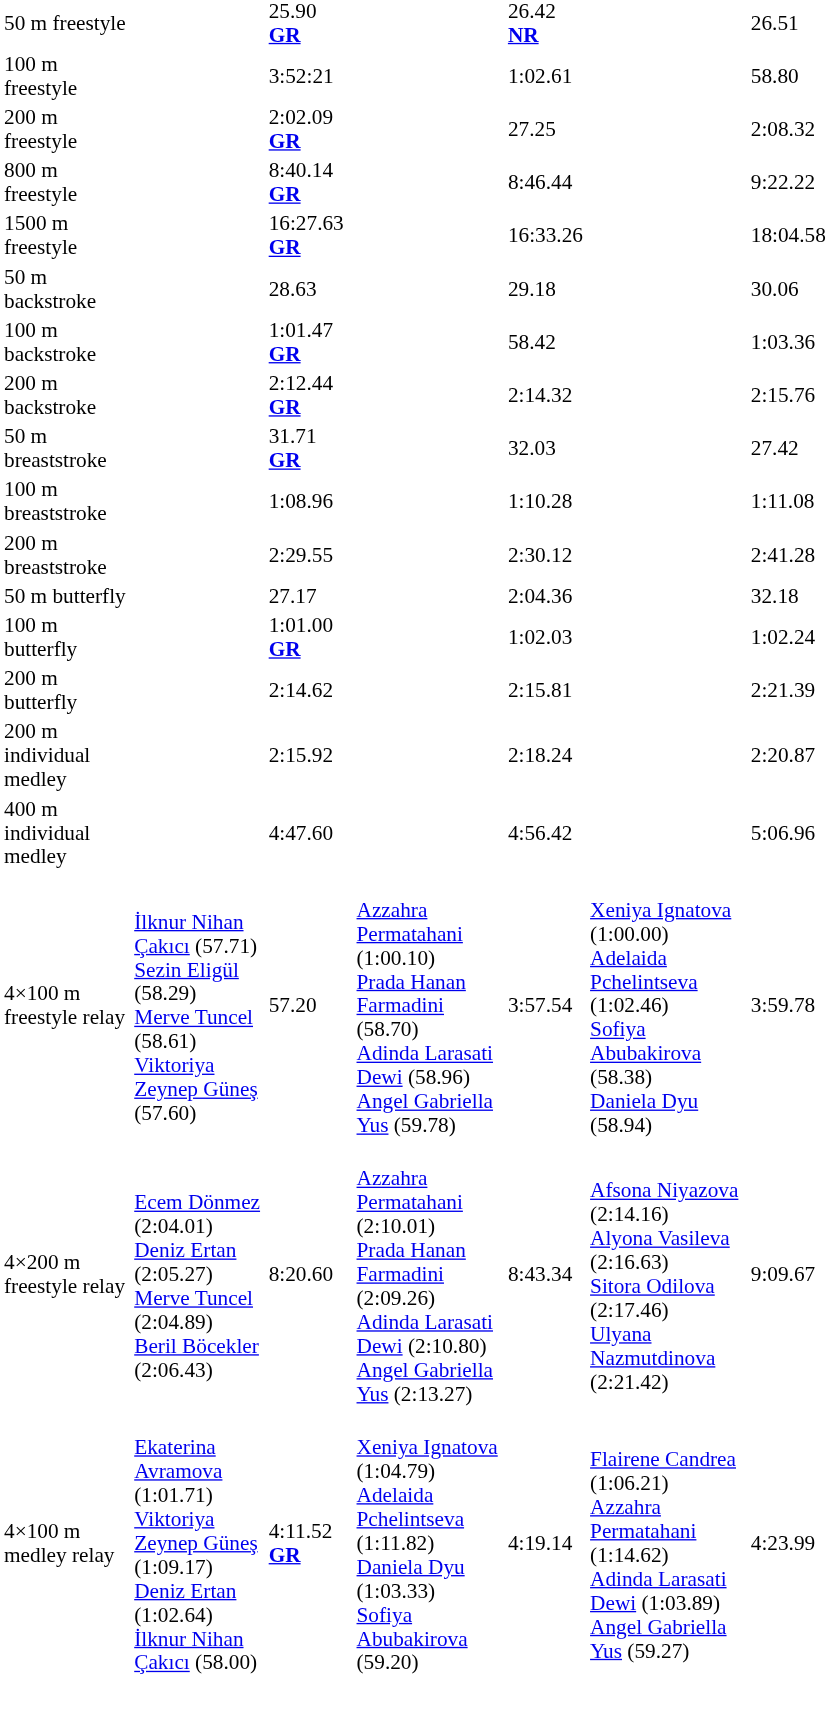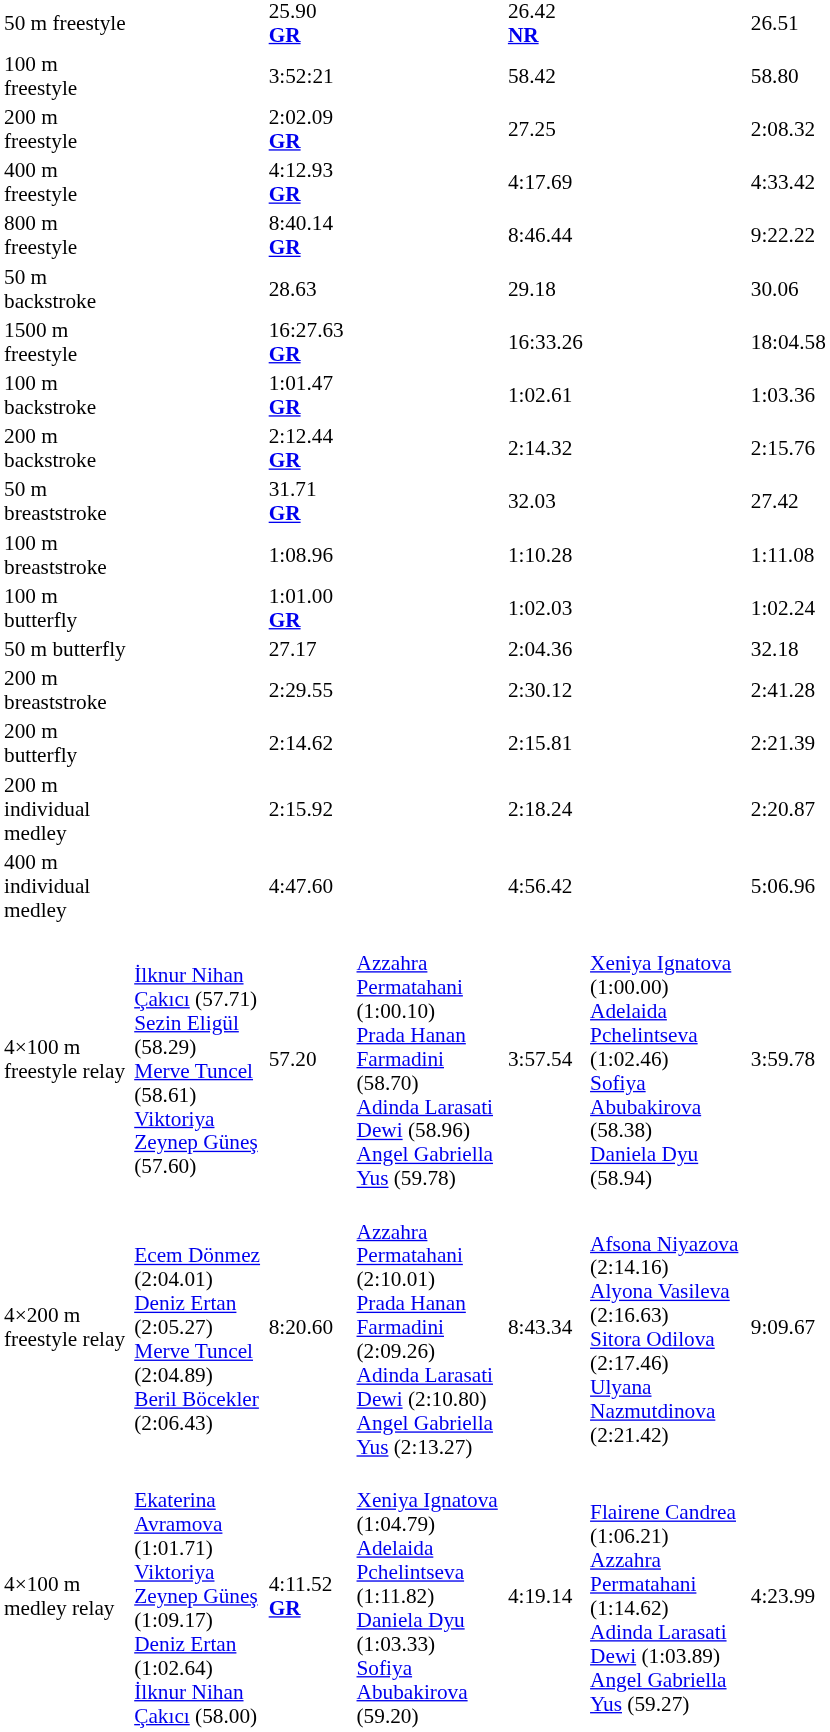(540, 75) 1:02.61 -> (532, 75) 58.42
+ row: (41, 182)
rows swapped: (41, 235) <-> (50, 288)
(532, 341) 58.42 -> (540, 395) 1:02.61
rows swapped: (55, 554) <-> (41, 637)
